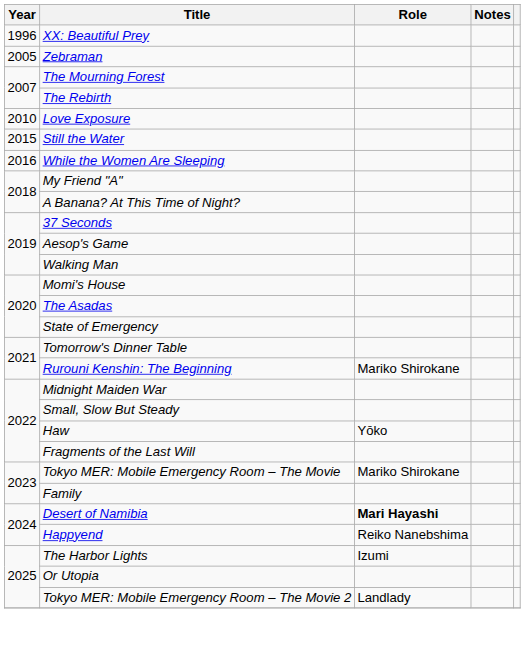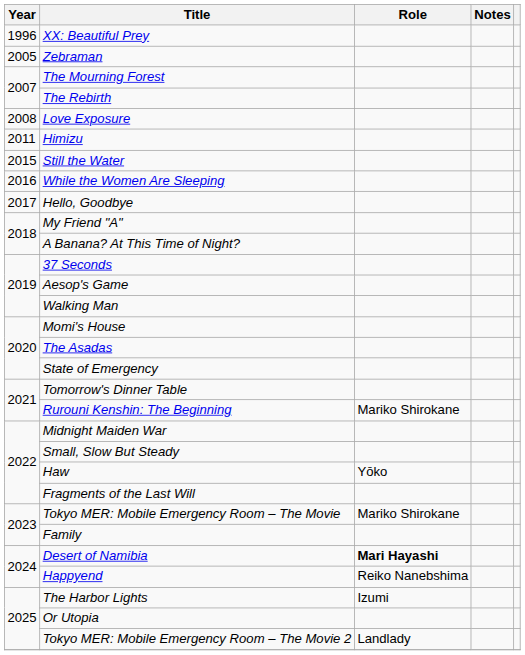(22, 118) 2010 -> (22, 118) 2008
+ row: (63, 139)
+ row: (88, 202)
